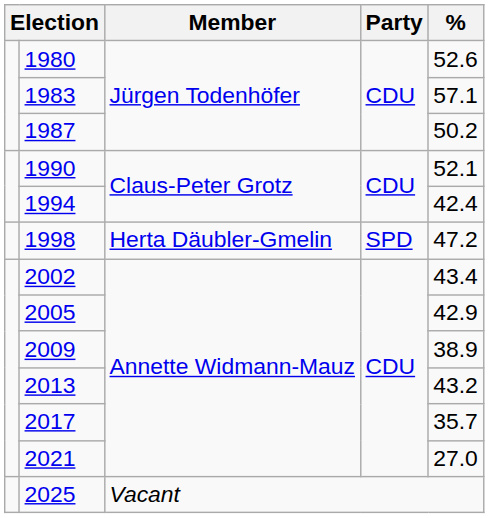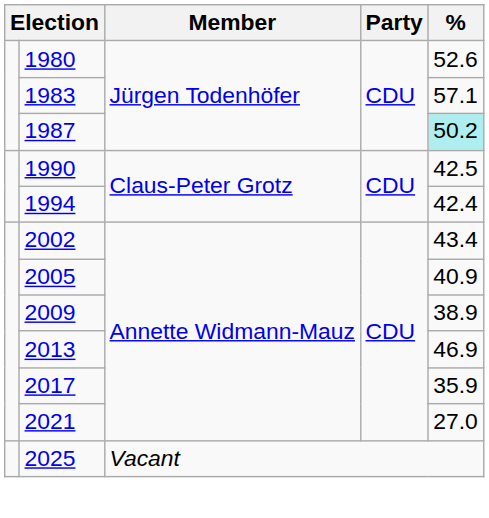(456, 131) no background -> (456, 131) paleturquoise background
(456, 167) 52.1 -> (456, 167) 42.5
- row: (50, 240)
(456, 312) 42.9 -> (456, 276) 40.9
(456, 385) 43.2 -> (456, 349) 46.9
(456, 421) 35.7 -> (456, 385) 35.9
